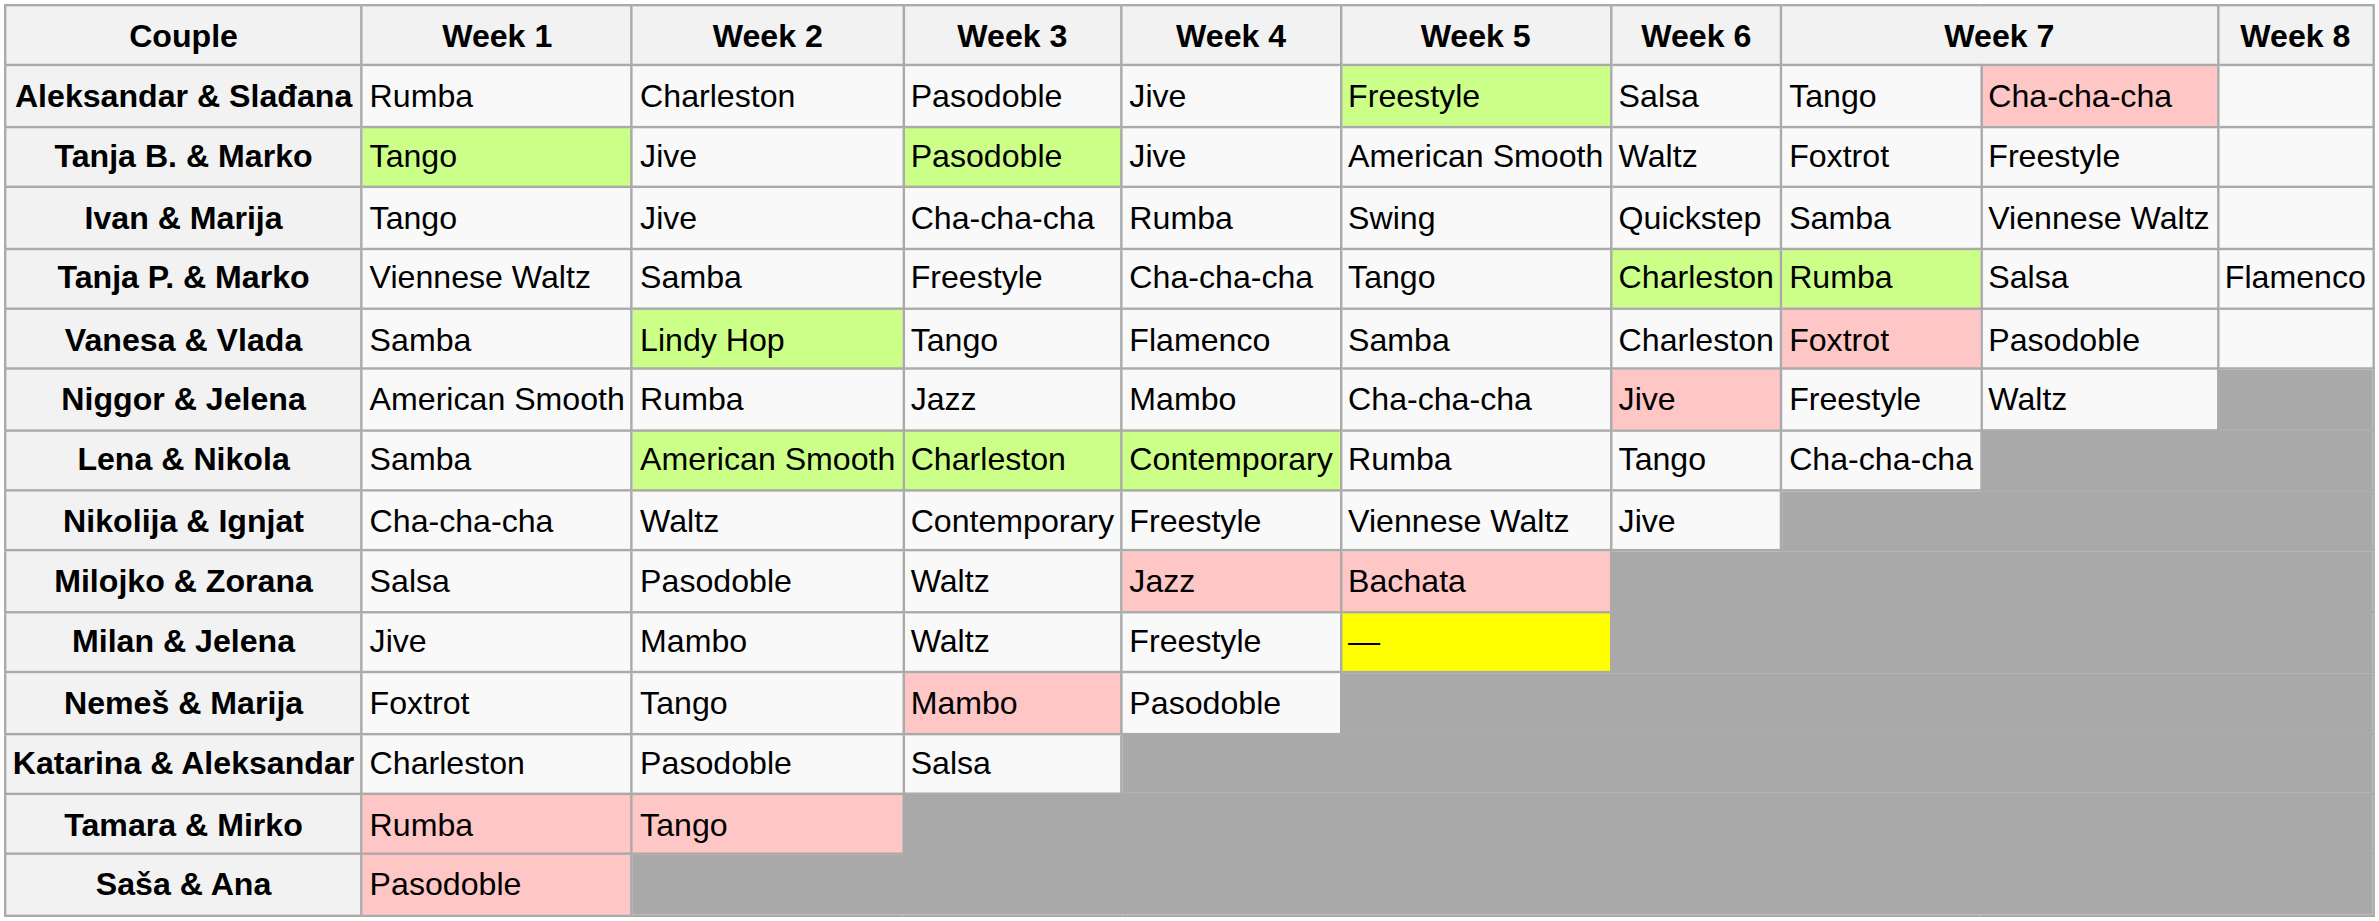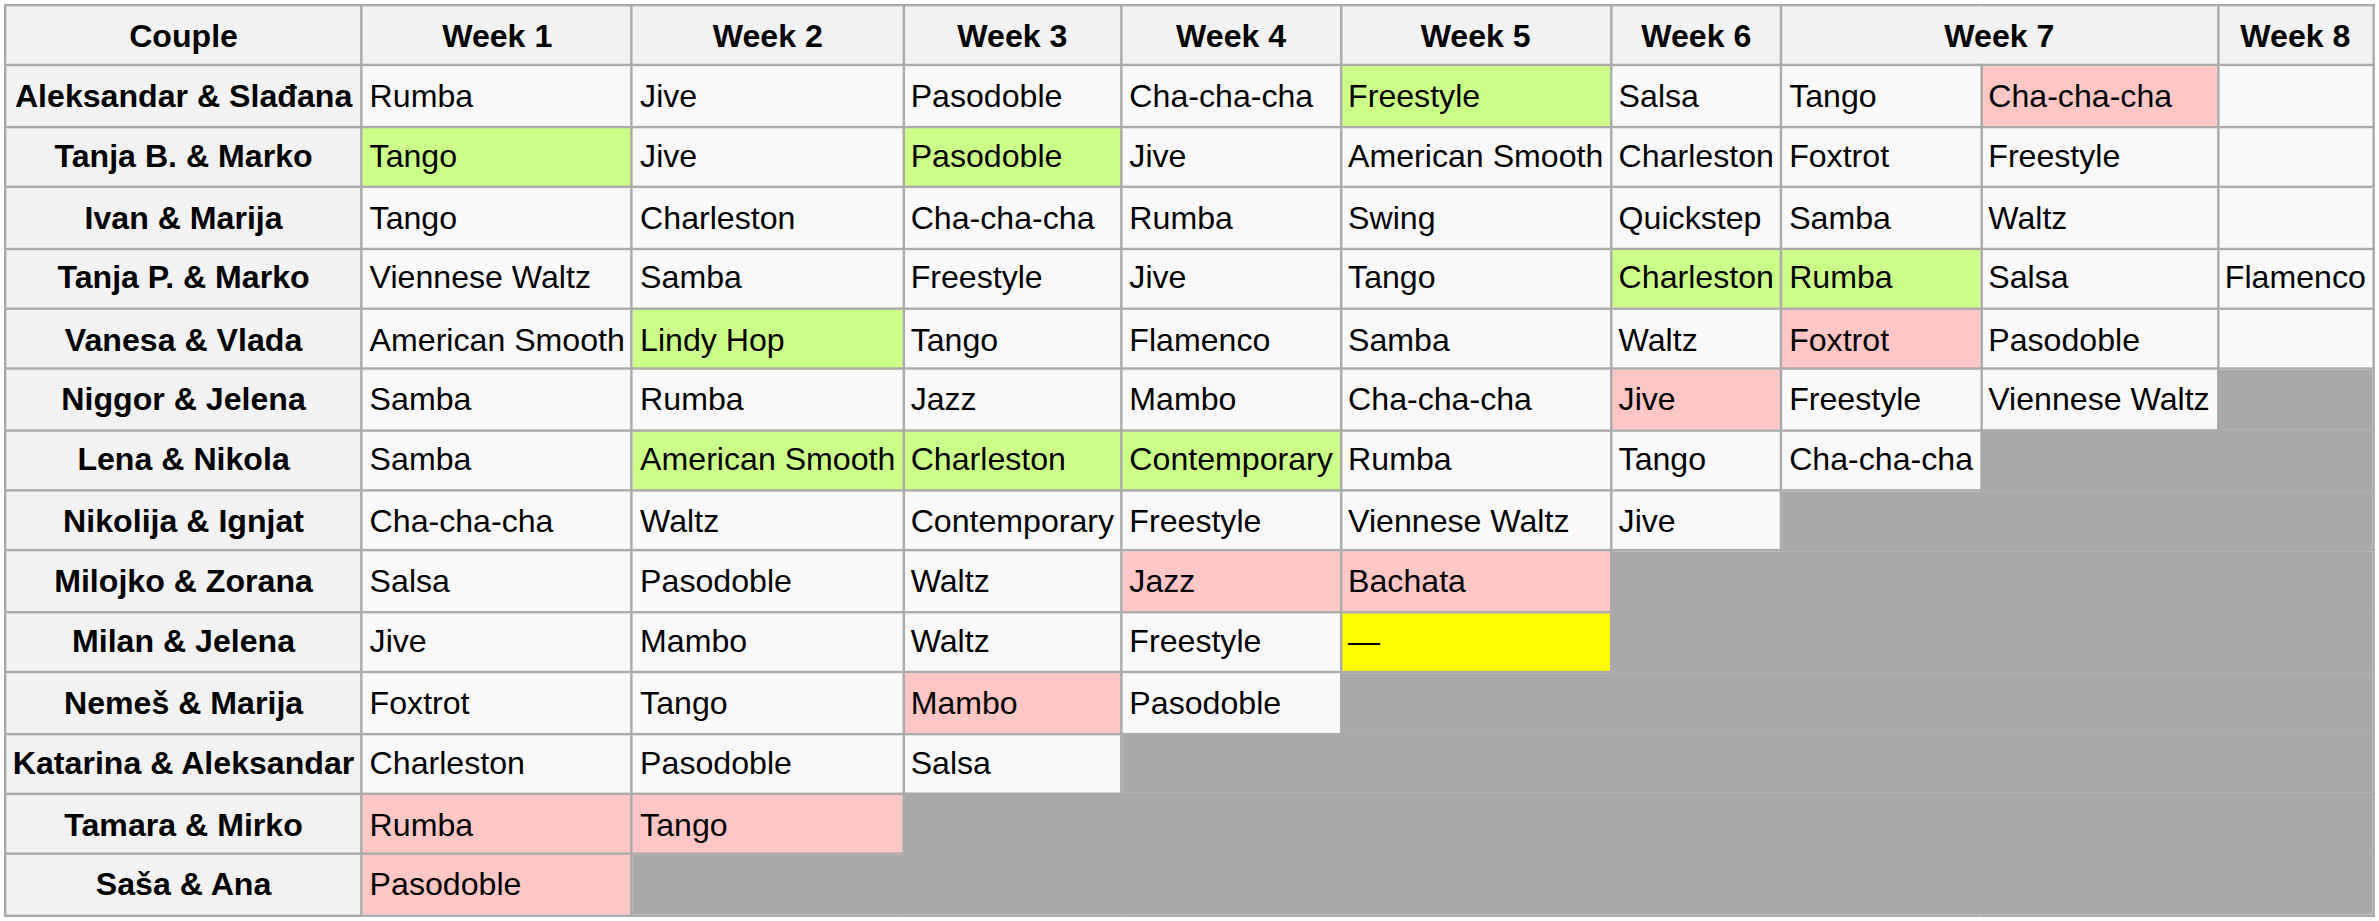(718, 97) Charleston -> (669, 97) Jive
(1158, 97) Jive -> (1221, 97) Cha-cha-cha
(1658, 157) Waltz -> (1696, 157) Charleston
(669, 218) Jive -> (718, 218) Charleston
(2099, 218) Viennese Waltz -> (2028, 218) Waltz
(1221, 279) Cha-cha-cha -> (1158, 279) Jive
(420, 339) Samba -> (497, 339) American Smooth
(1696, 339) Charleston -> (1658, 339) Waltz
(497, 400) American Smooth -> (420, 400) Samba
(2028, 400) Waltz -> (2099, 400) Viennese Waltz
